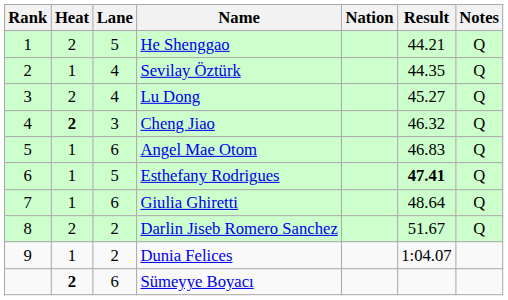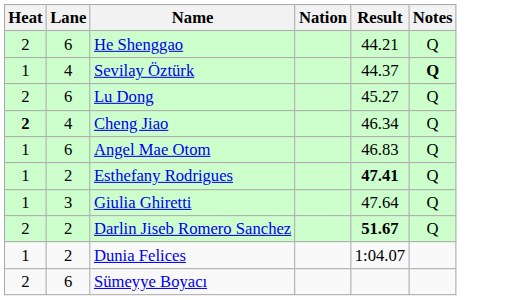- column: (28, 17)
(115, 44) 5 -> (68, 44) 6
(426, 70) 44.35 -> (380, 70) 44.37
(479, 70) normal -> (433, 70) bold
(115, 96) 4 -> (68, 96) 6
(115, 123) 3 -> (68, 123) 4
(426, 123) 46.32 -> (380, 123) 46.34
(115, 176) 5 -> (68, 176) 2
(115, 202) 6 -> (68, 202) 3
(426, 202) 48.64 -> (380, 202) 47.64
(426, 228) normal -> (380, 228) bold
(72, 281) bold -> (25, 281) normal
